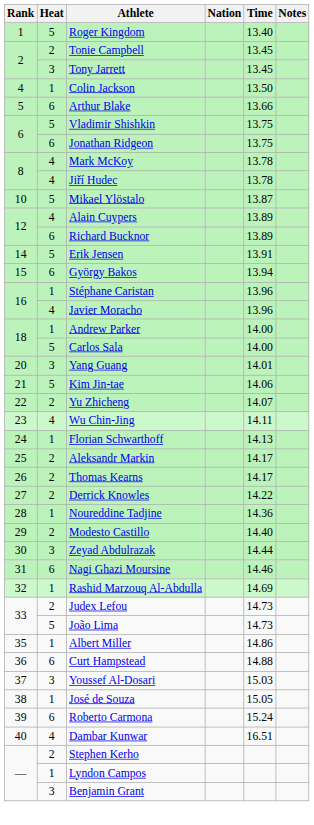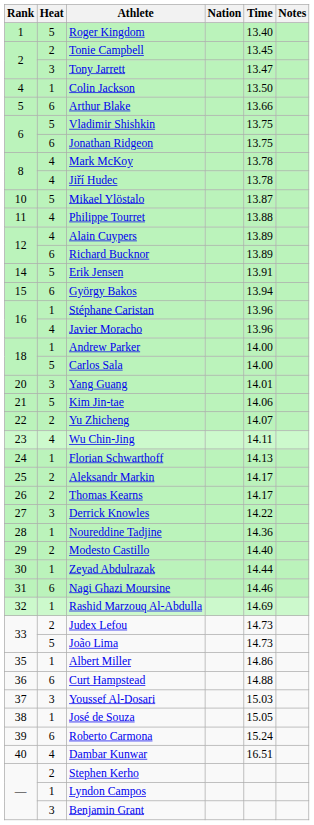(260, 69) 13.45 -> (260, 69) 13.47
+ row: (107, 217)
(52, 495) 2 -> (52, 513) 3
(52, 550) 3 -> (52, 569) 1
